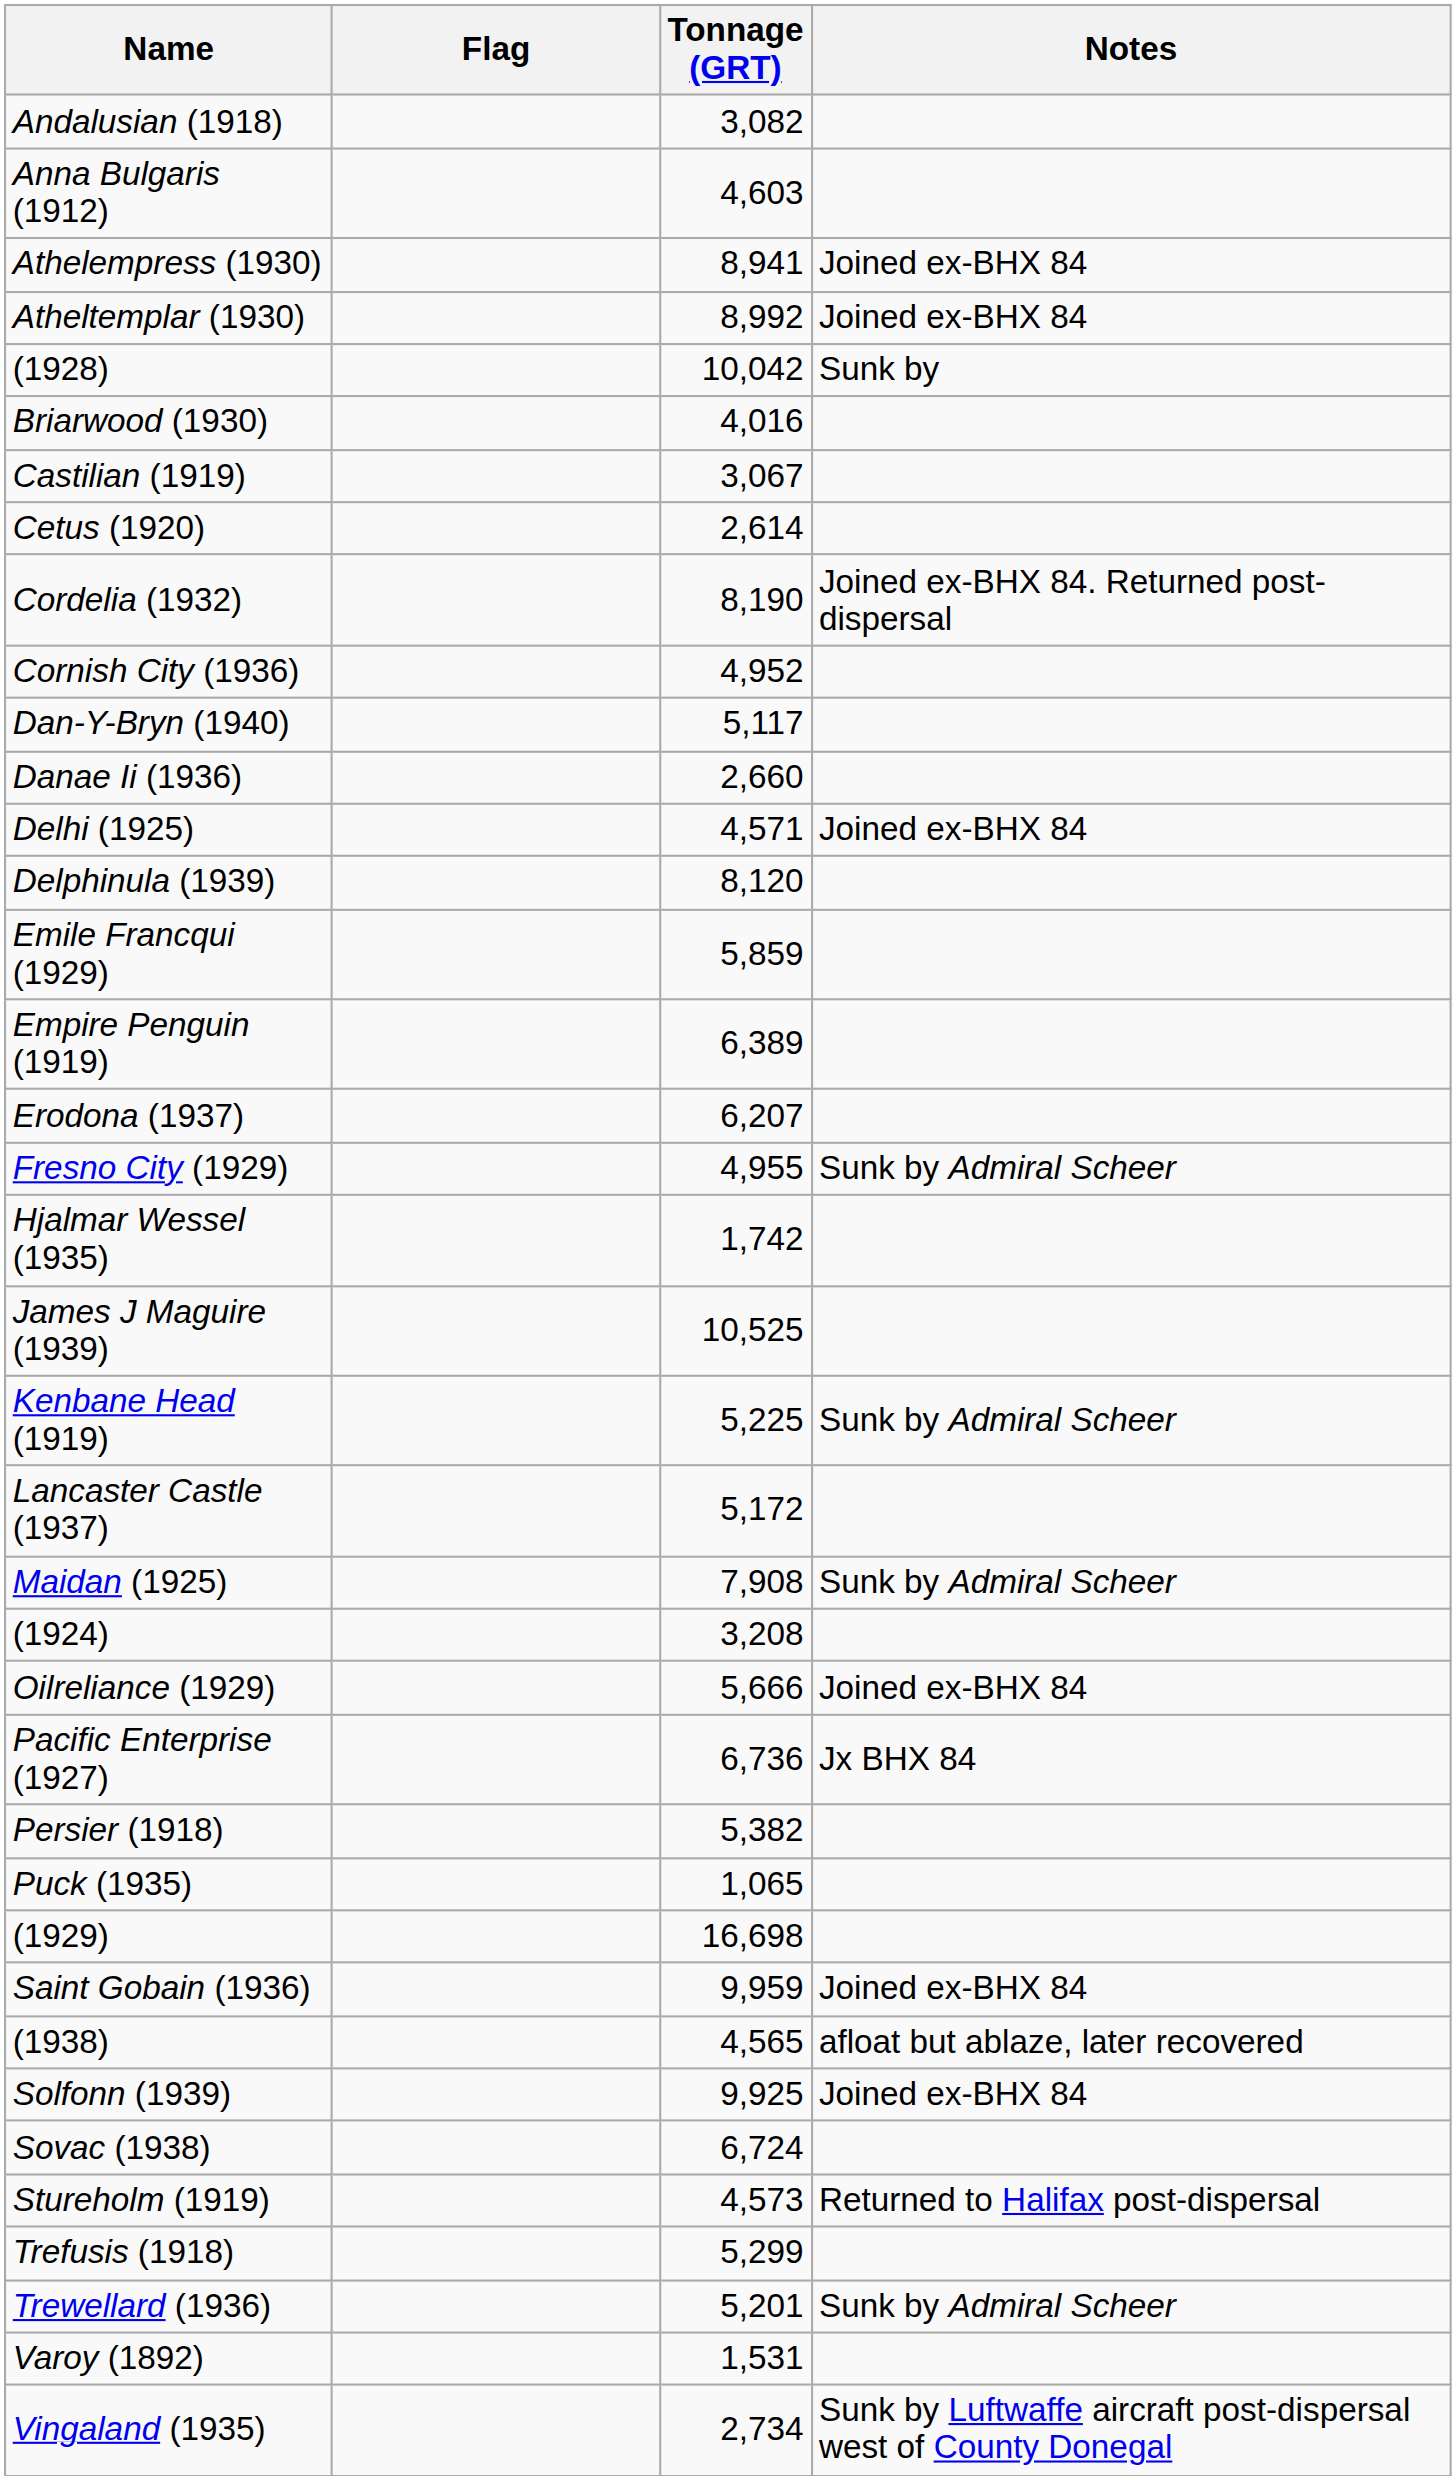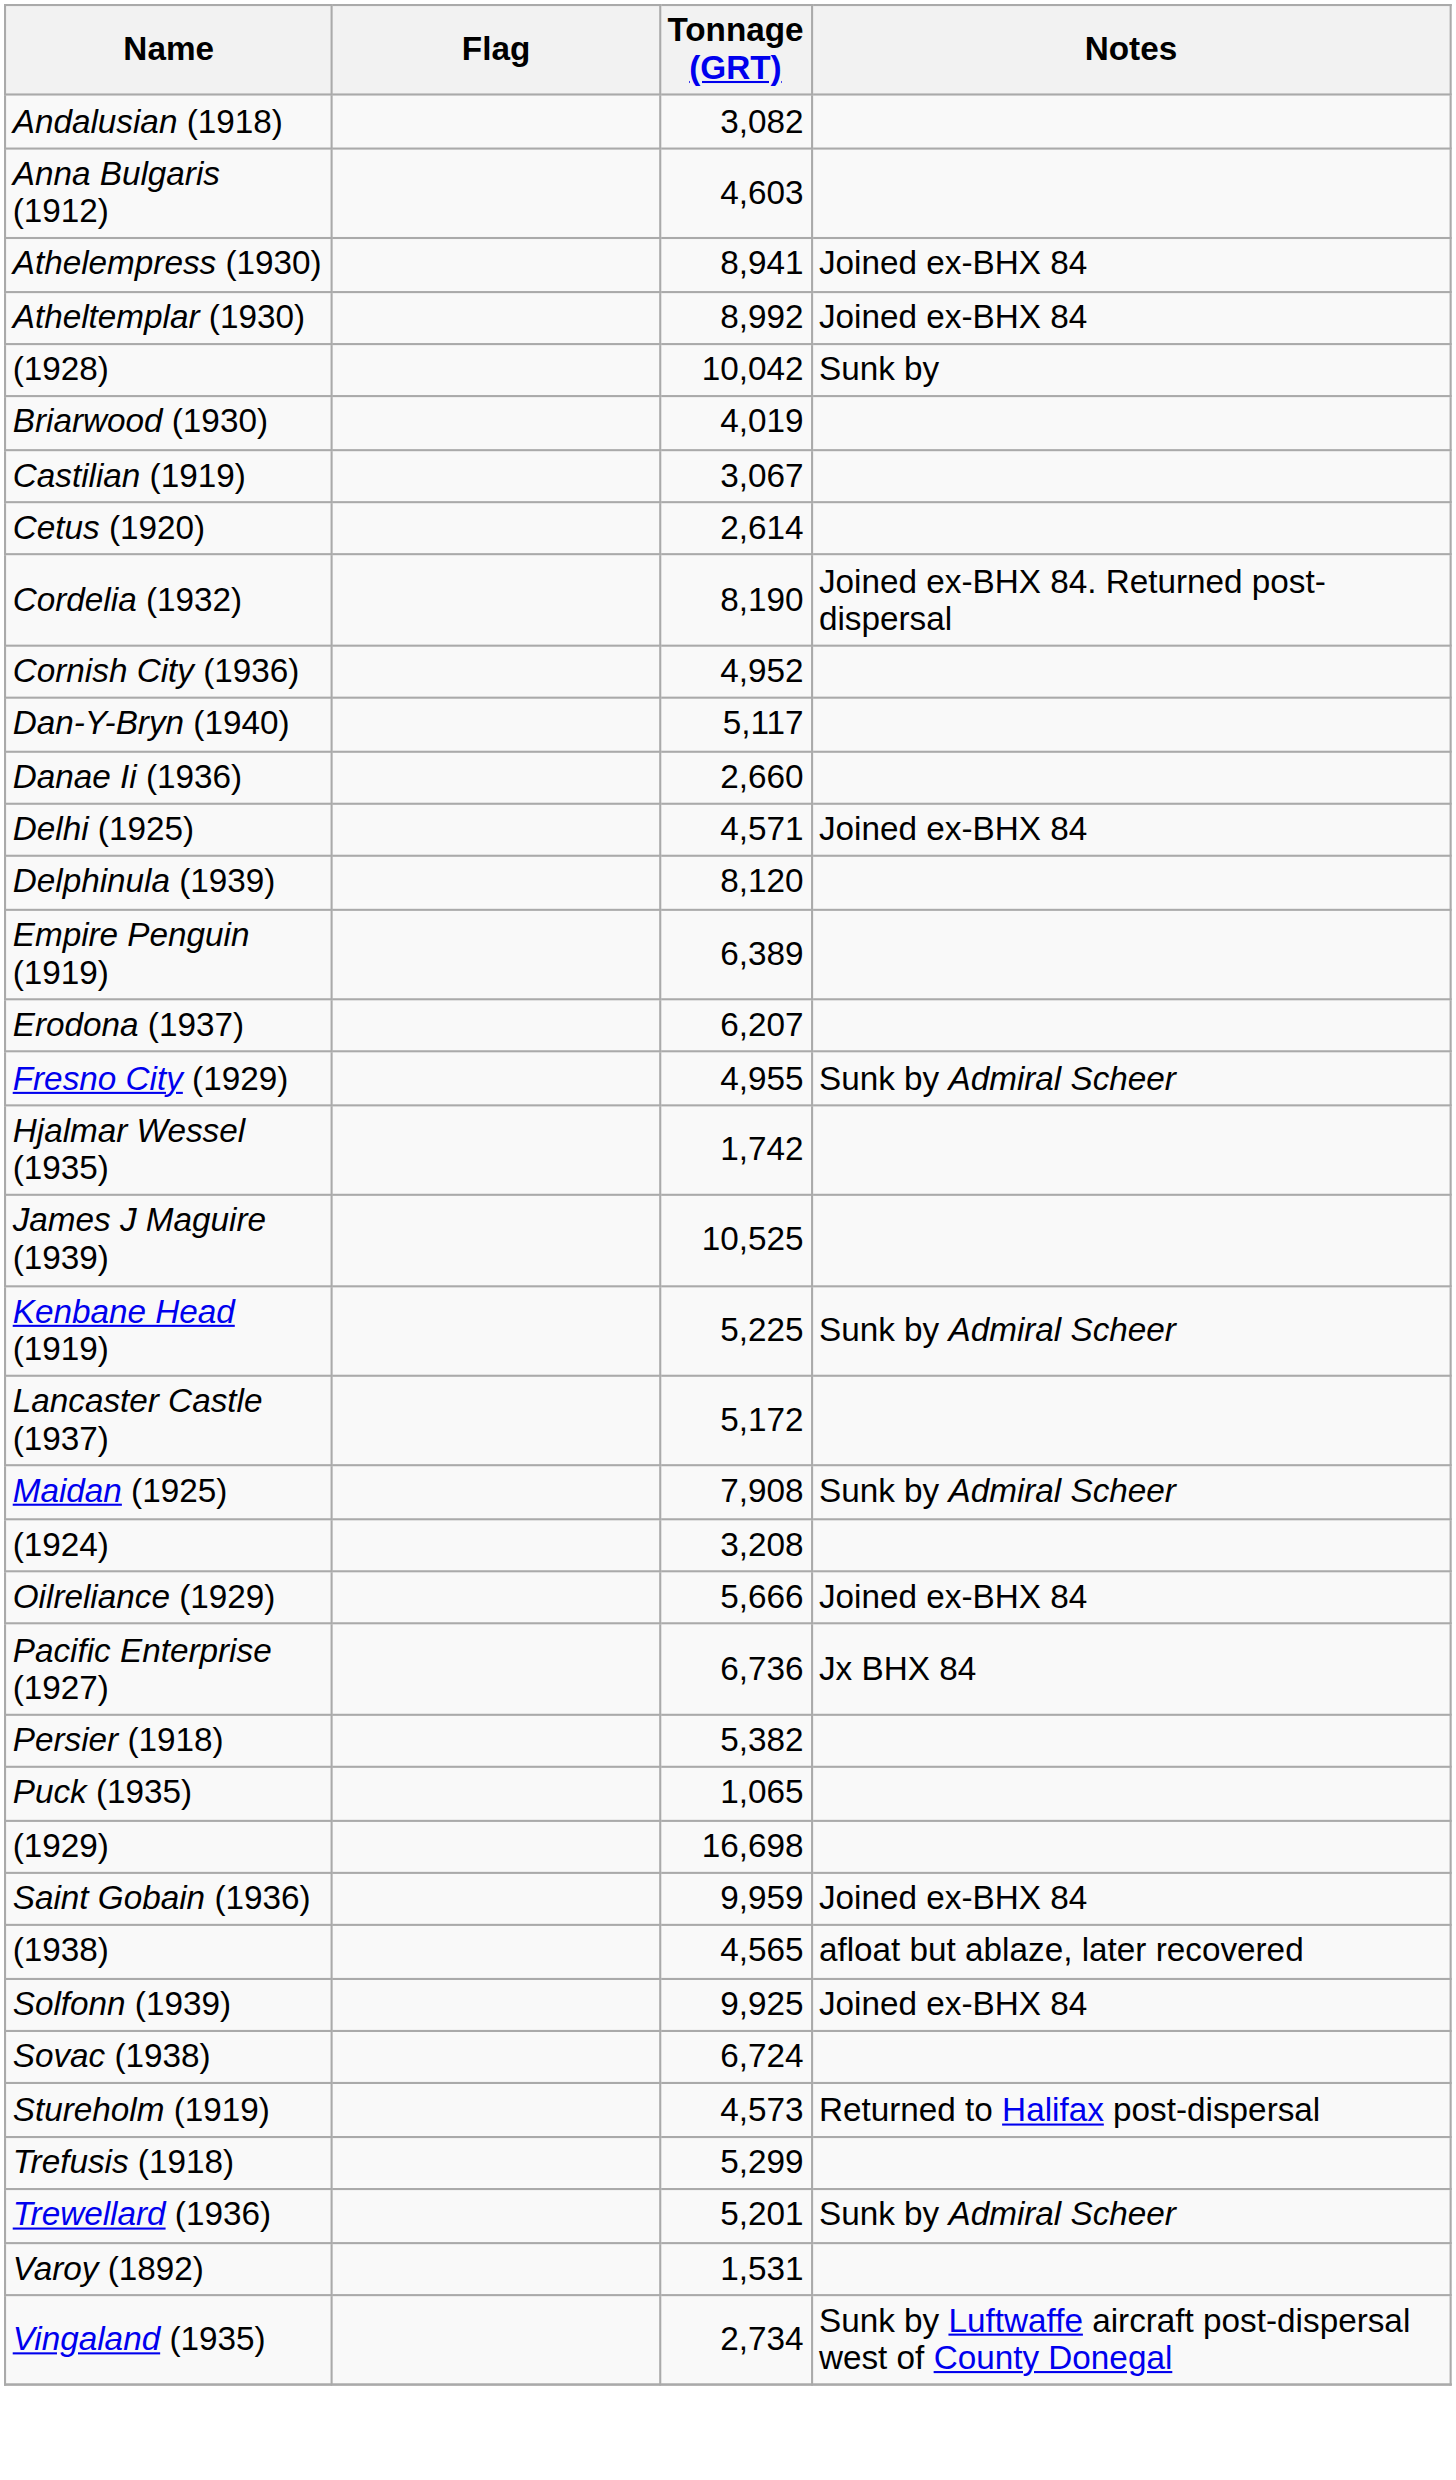(762, 422) 4,016 -> (762, 422) 4,019
- row: (124, 953)
